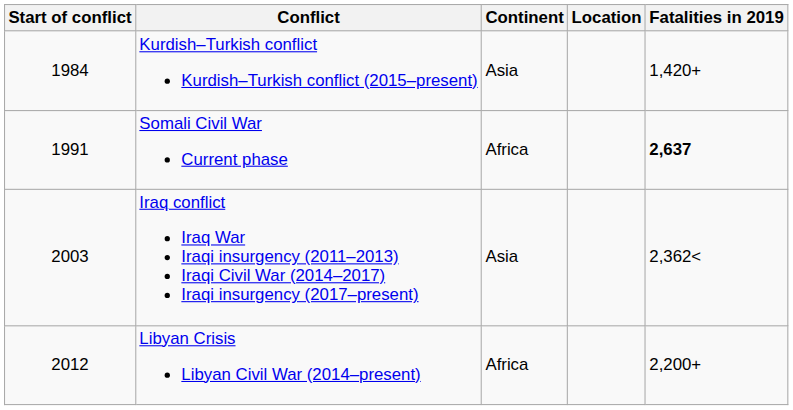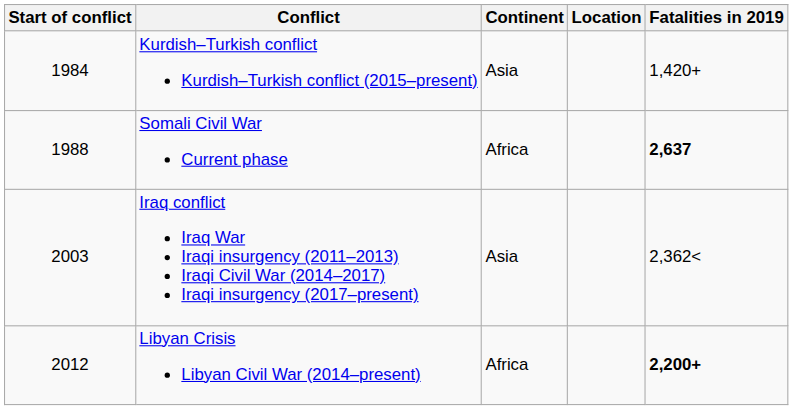(70, 149) 1991 -> (70, 149) 1988
(675, 364) normal -> (675, 364) bold
